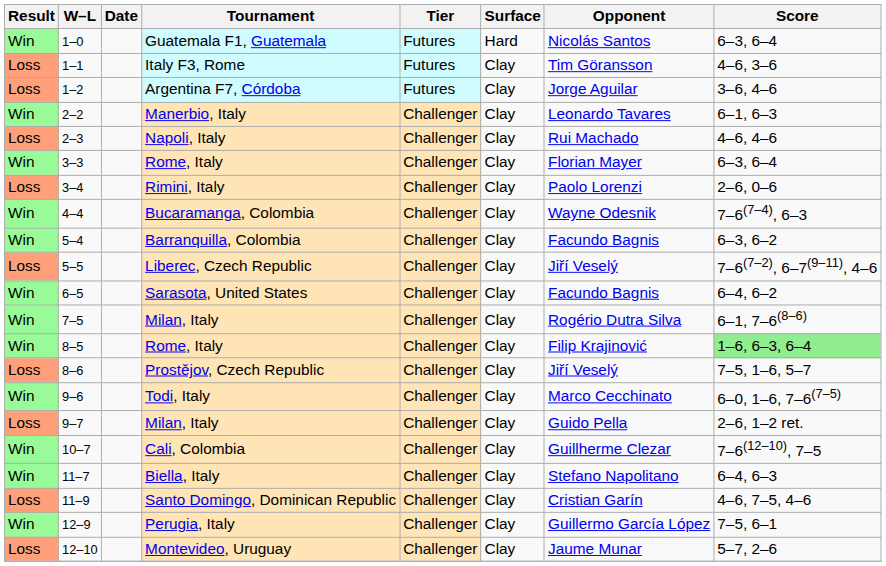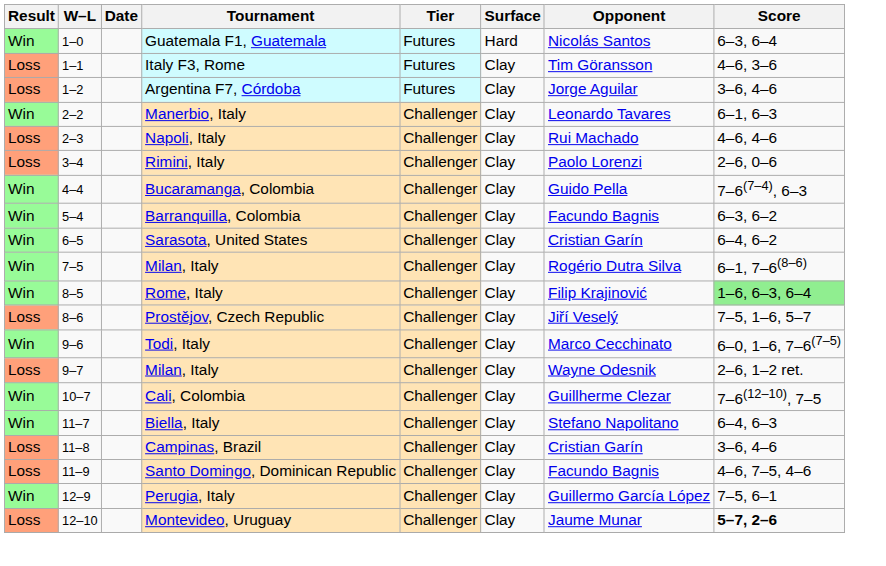- row: (73, 163)
(602, 213) Wayne Odesnik -> (588, 189) Guido Pella
- row: (73, 267)
(604, 292) Facundo Bagnis -> (595, 240) Cristian Garín
(588, 423) Guido Pella -> (602, 370) Wayne Odesnik
+ row: (76, 448)
(595, 500) Cristian Garín -> (604, 471) Facundo Bagnis
(747, 549) normal -> (747, 520) bold
